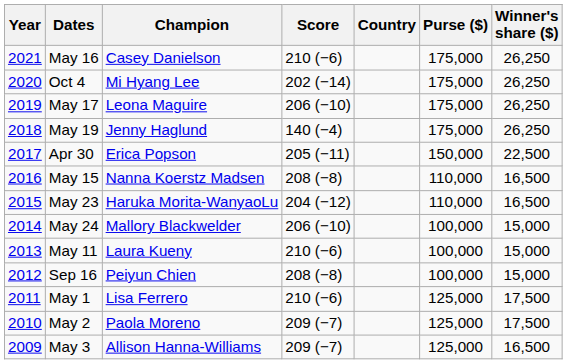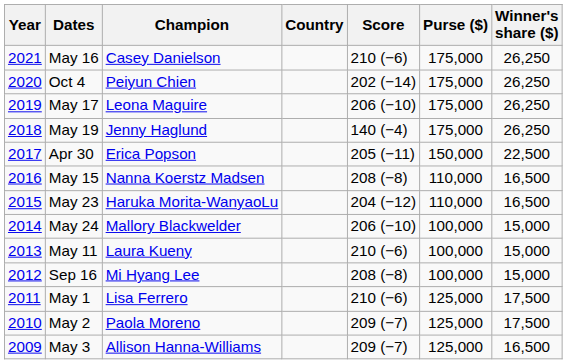columns swapped: (387, 25) <-> (318, 25)
(153, 81) Mi Hyang Lee -> (151, 81) Peiyun Chien
(151, 274) Peiyun Chien -> (153, 274) Mi Hyang Lee
